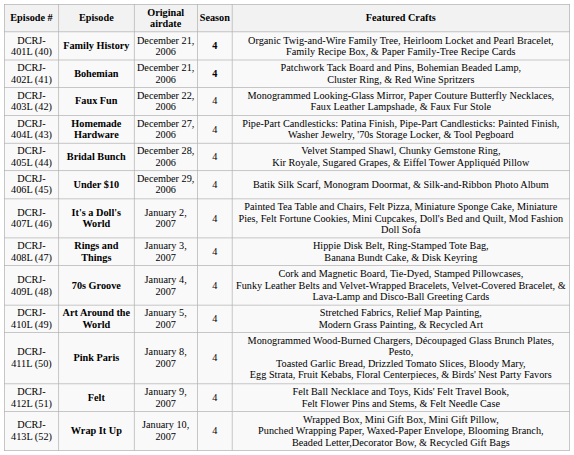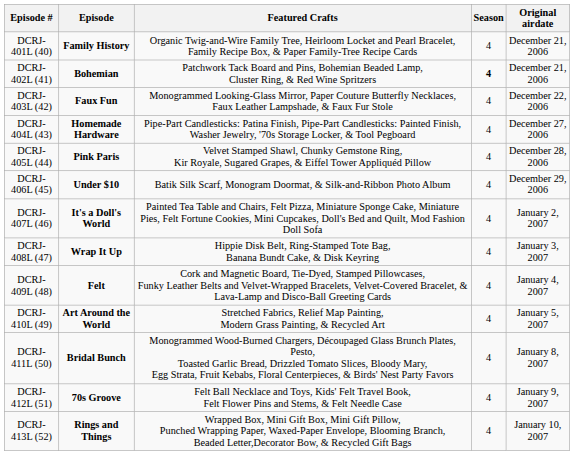columns swapped: (166, 18) <-> (401, 18)
(215, 46) bold -> (489, 46) normal
(96, 157) Bridal Bunch -> (96, 157) Pink Paris
(96, 251) Rings and Things -> (96, 251) Wrap It Up
(96, 285) 70s Groove -> (96, 285) Felt
(96, 358) Pink Paris -> (96, 358) Bridal Bunch
(96, 397) Felt -> (96, 397) 70s Groove
(96, 431) Wrap It Up -> (96, 431) Rings and Things
